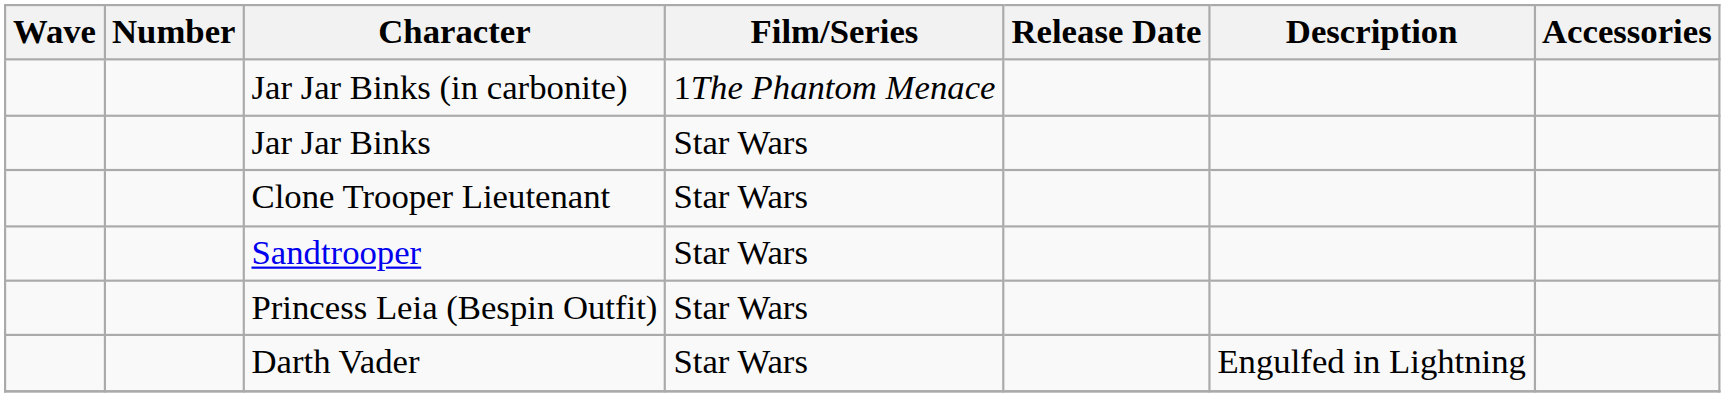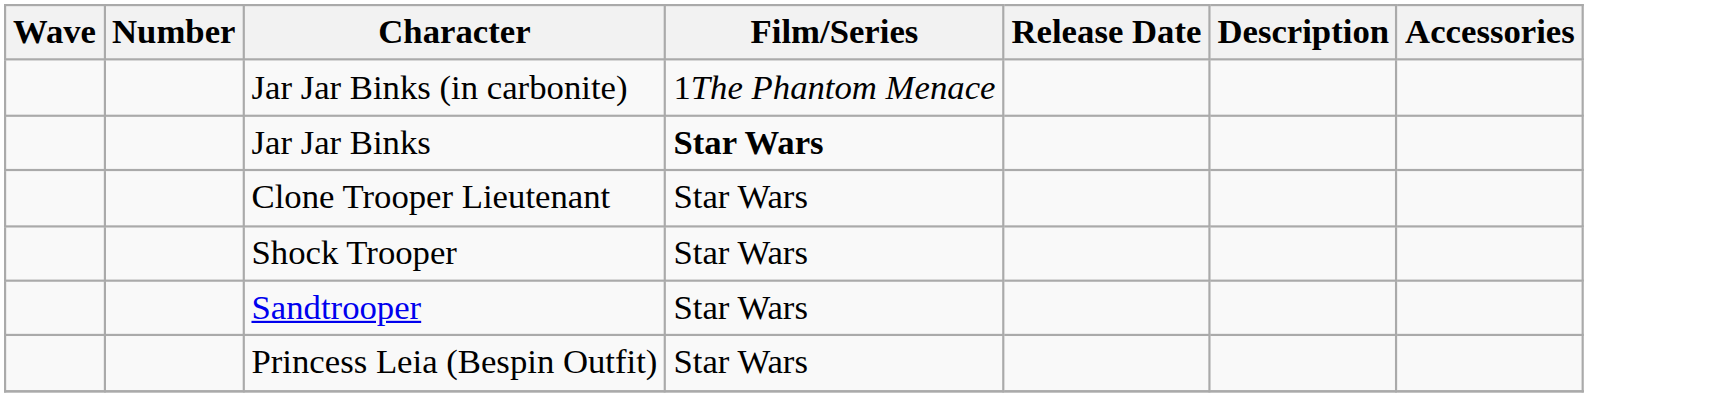(741, 142) normal -> (749, 142) bold
+ row: (354, 252)
- row: (336, 362)
